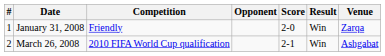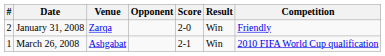columns swapped: (360, 12) <-> (159, 12)
(9, 28) 1 -> (9, 28) 2
(9, 43) 2 -> (9, 43) 1
